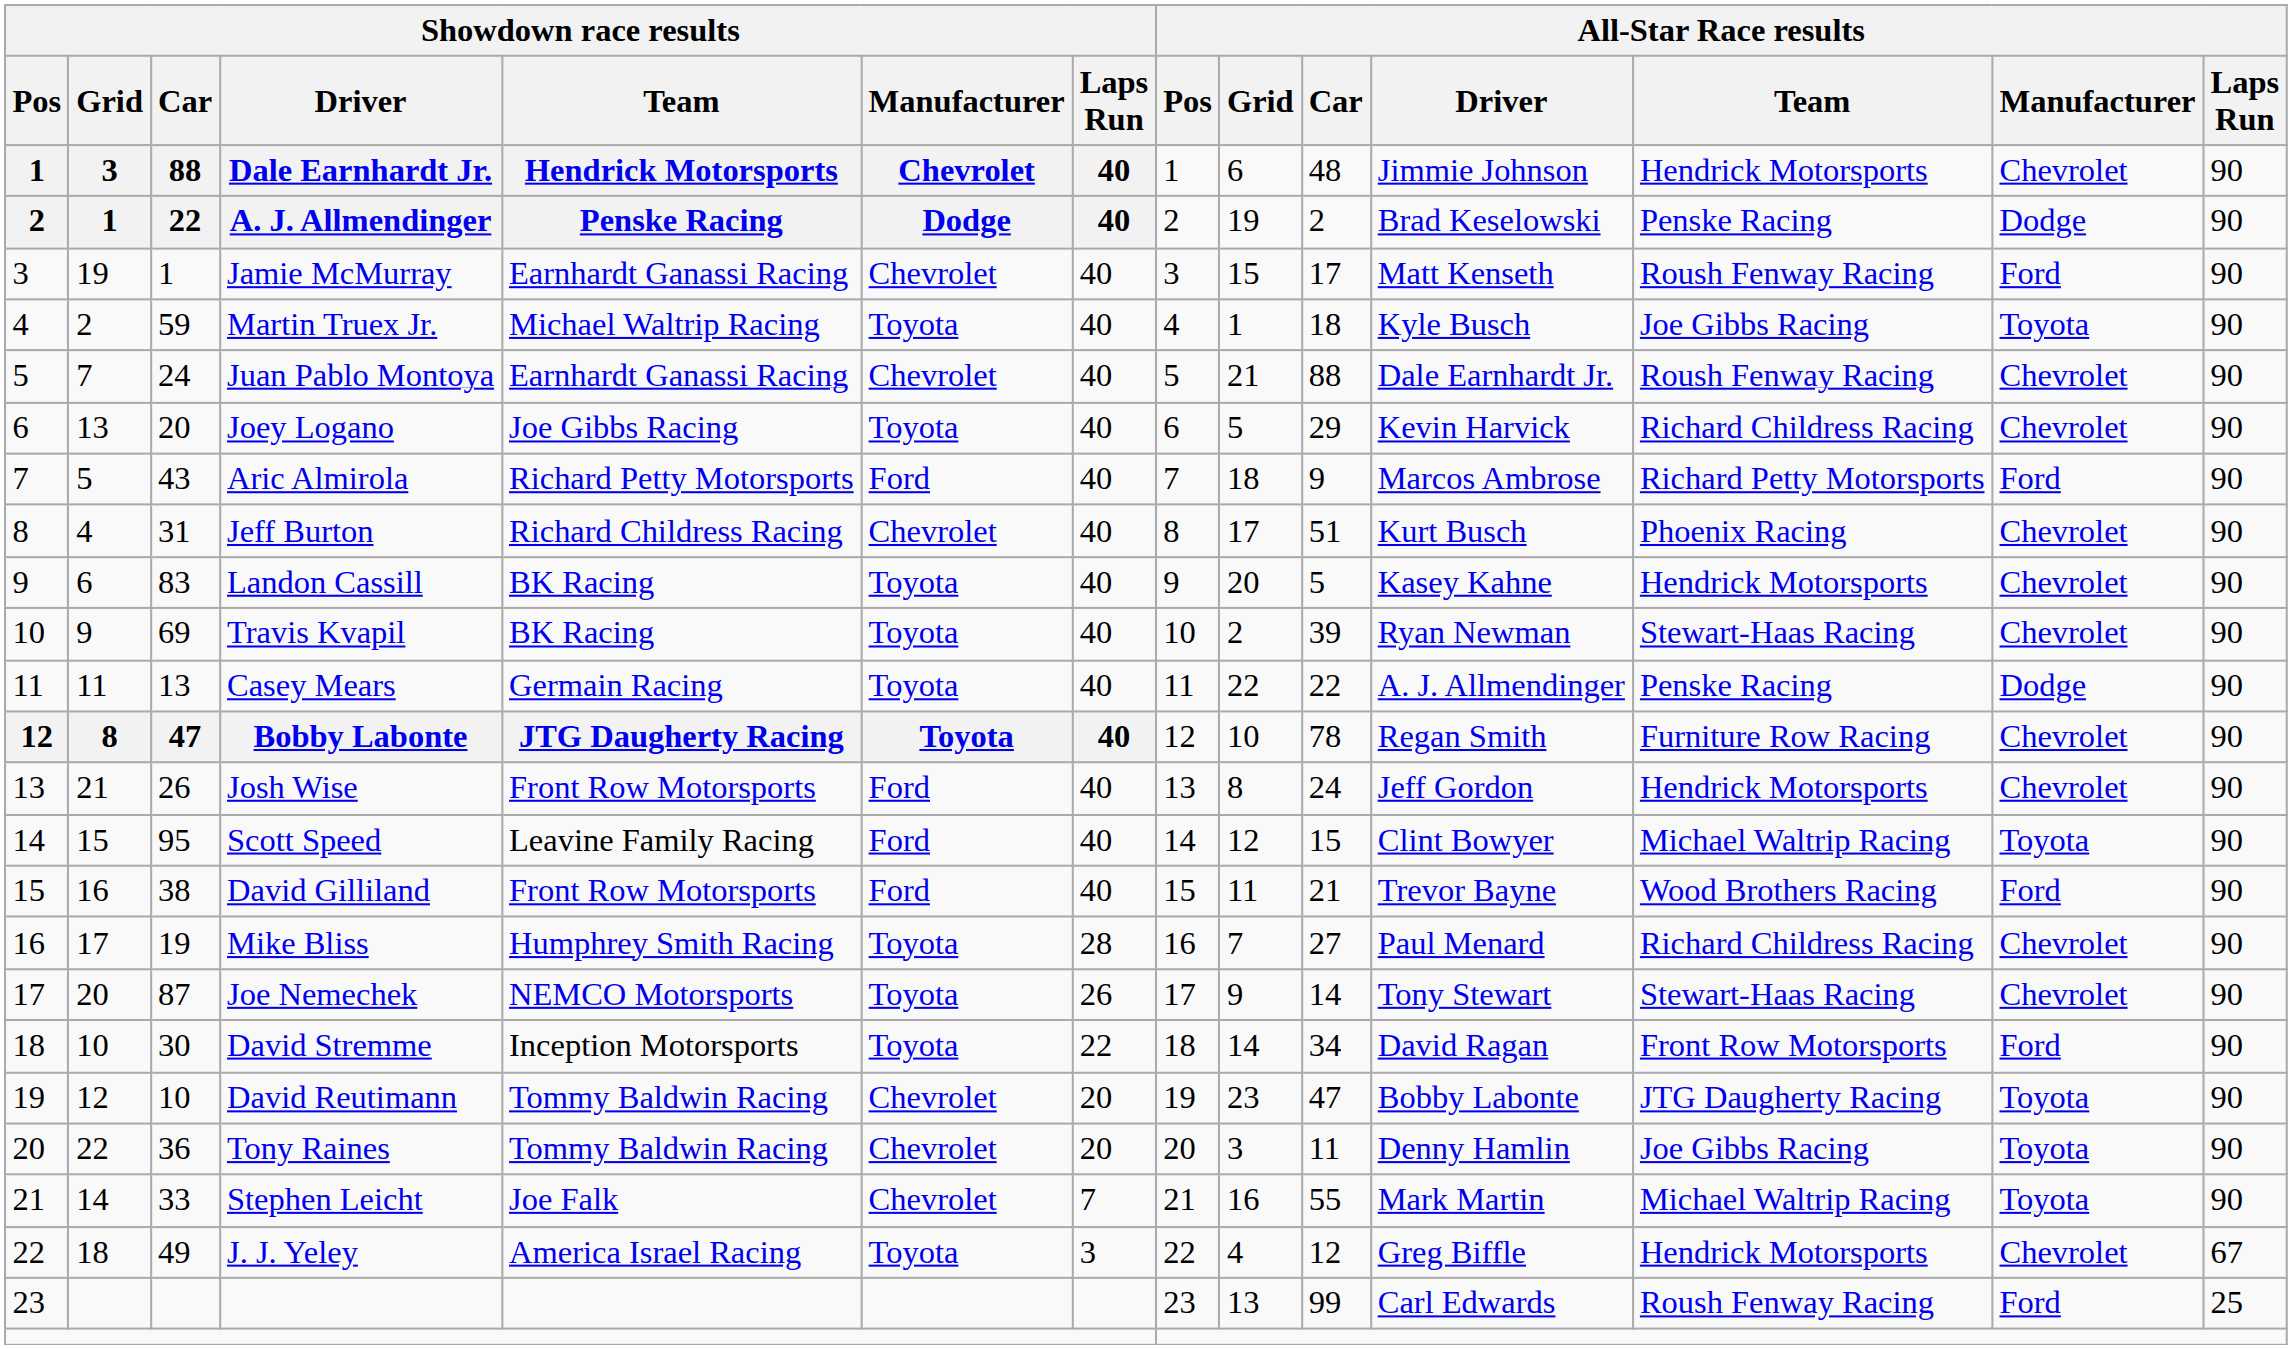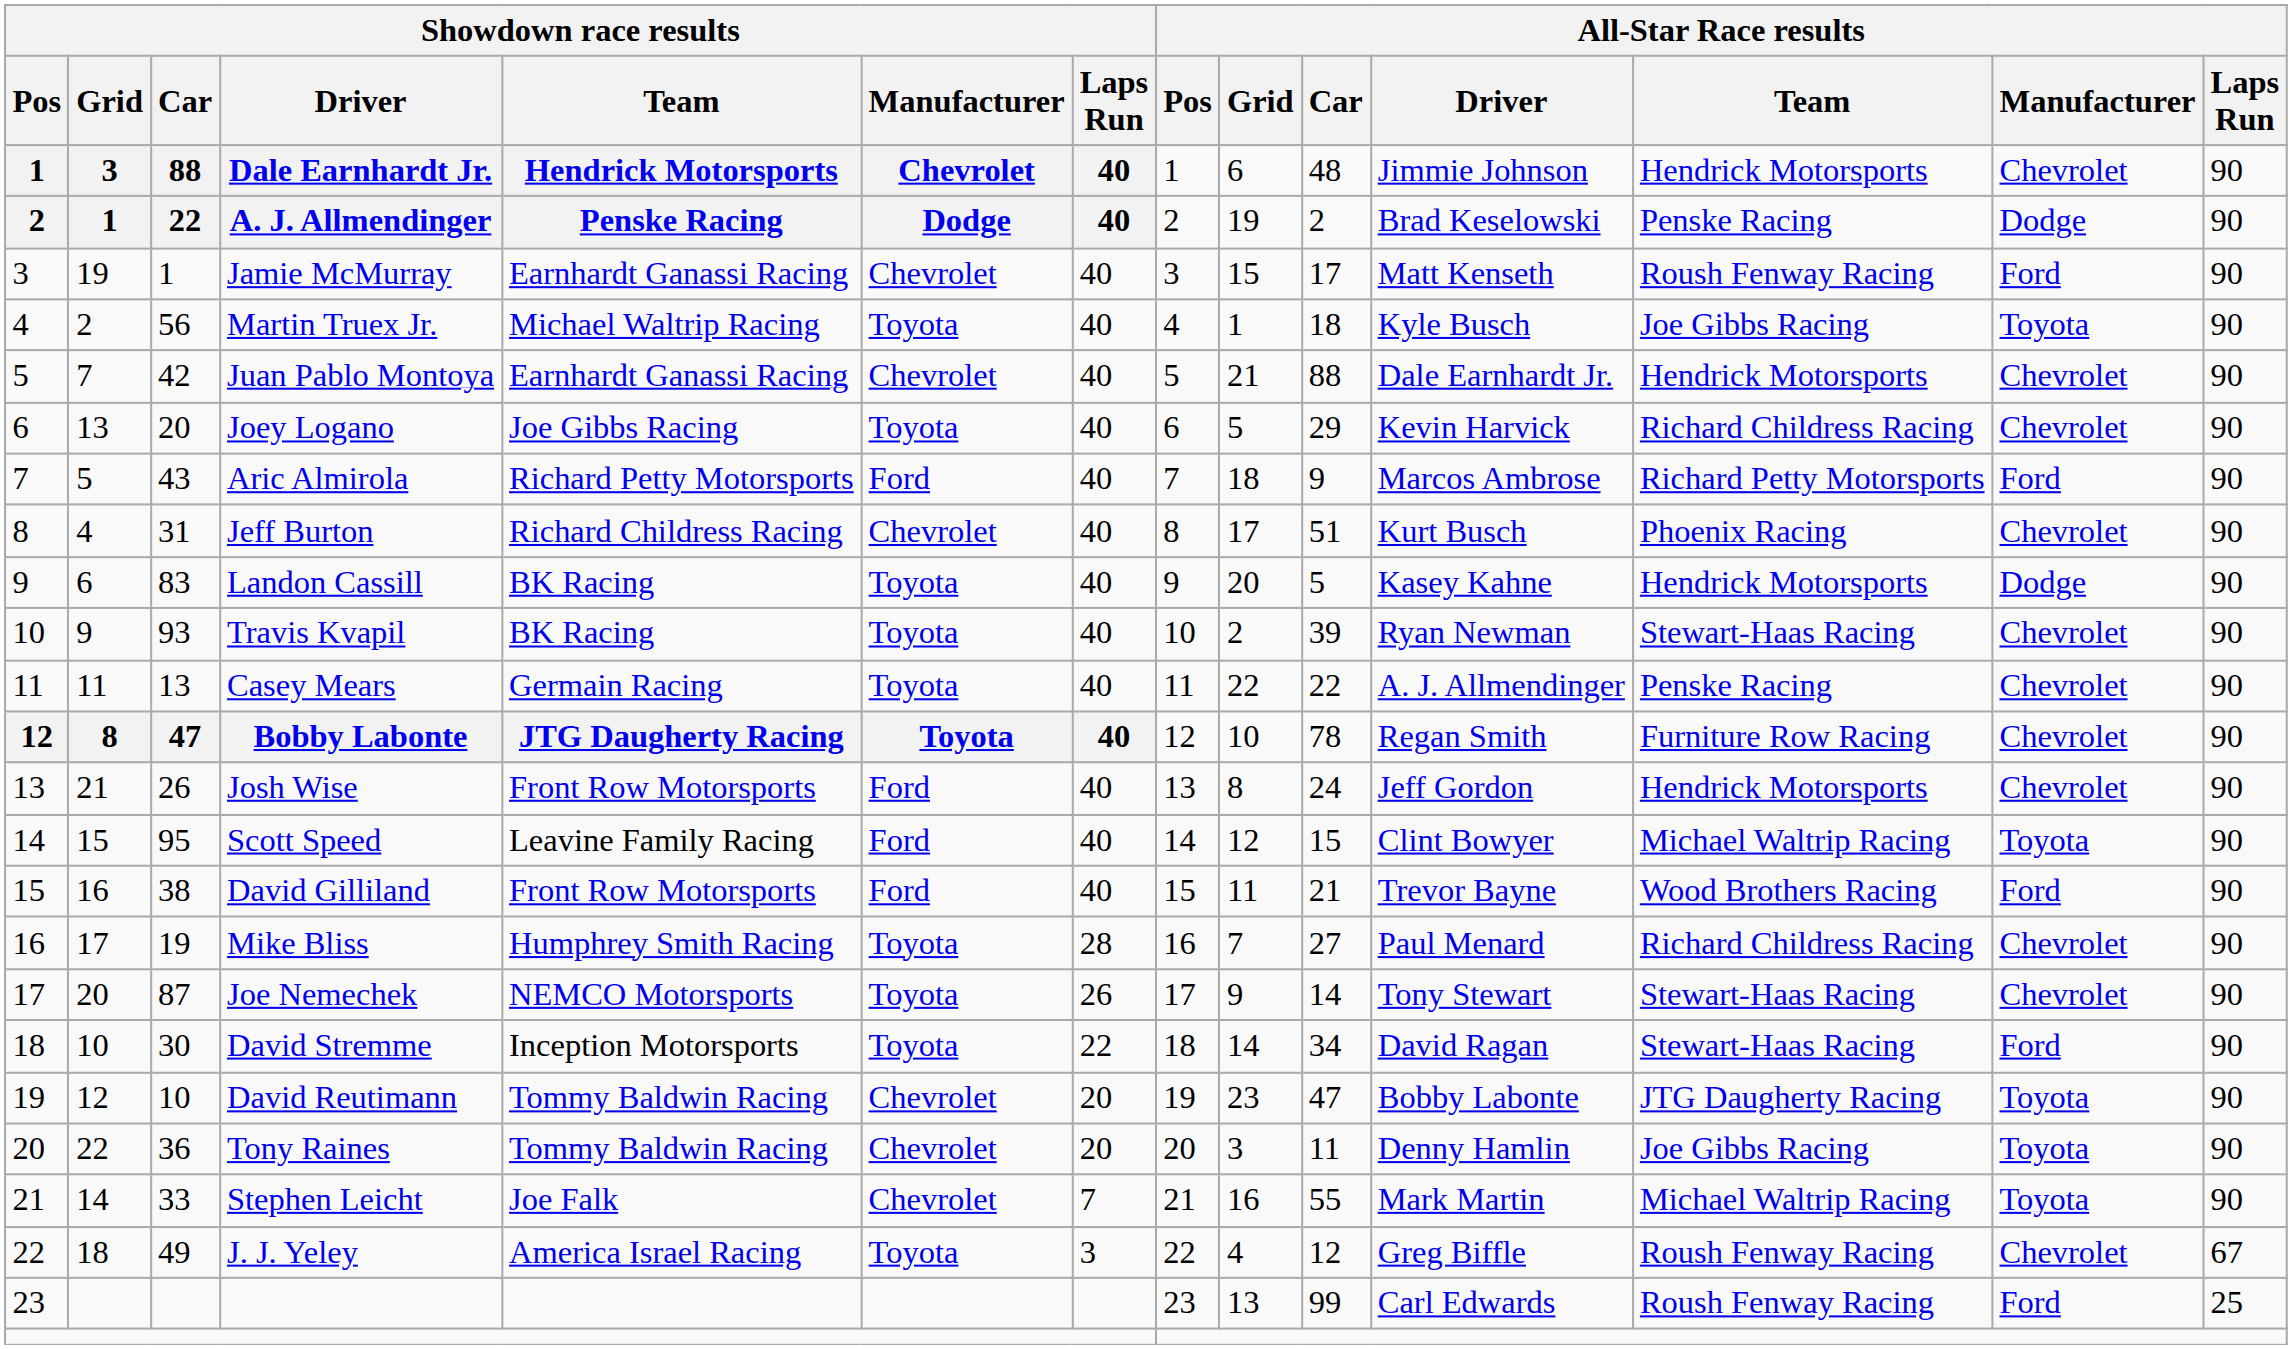(174, 324) 59 -> (174, 324) 56
(174, 375) 24 -> (174, 375) 42
(1787, 375) Roush Fenway Racing -> (1784, 375) Hendrick Motorsports
(2064, 581) Chevrolet -> (2043, 581) Dodge
(174, 633) 69 -> (174, 633) 93
(2043, 684) Dodge -> (2064, 684) Chevrolet
(1793, 1045) Front Row Motorsports -> (1777, 1045) Stewart-Haas Racing
(1784, 1251) Hendrick Motorsports -> (1787, 1251) Roush Fenway Racing
